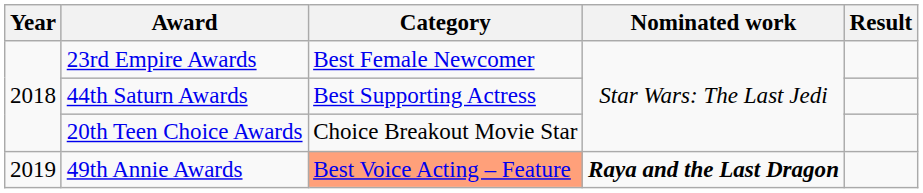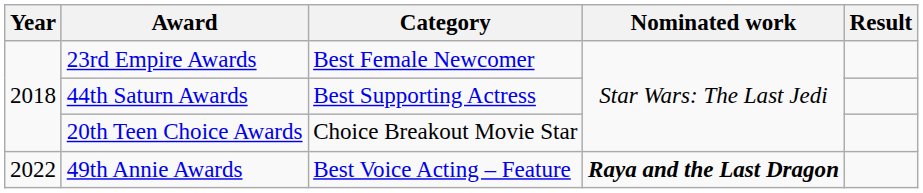(33, 168) 2019 -> (33, 168) 2022
(442, 168) lightsalmon background -> (442, 168) no background
